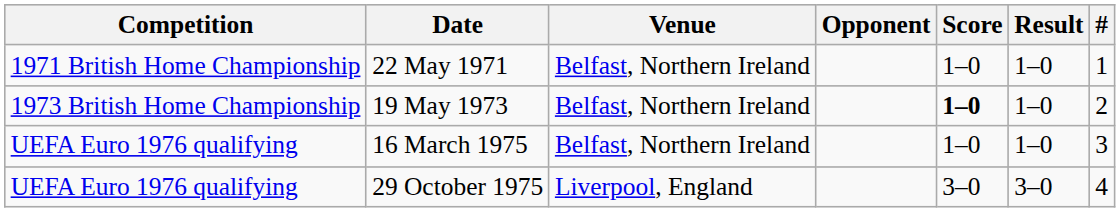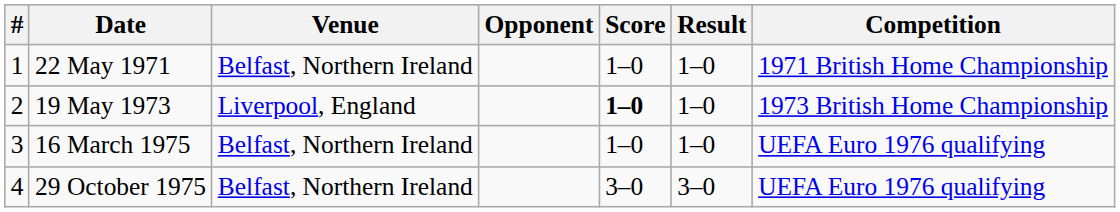columns swapped: (1102, 24) <-> (186, 24)
(682, 105) Belfast, Northern Ireland -> (317, 105) Liverpool, England
(654, 186) Liverpool, England -> (345, 186) Belfast, Northern Ireland
